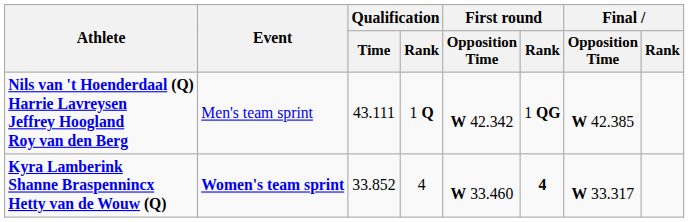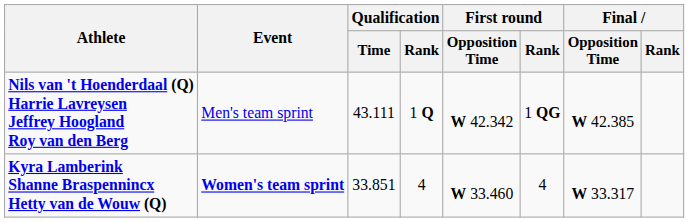(374, 185) 33.852 -> (374, 185) 33.851
(542, 185) bold -> (542, 185) normal
